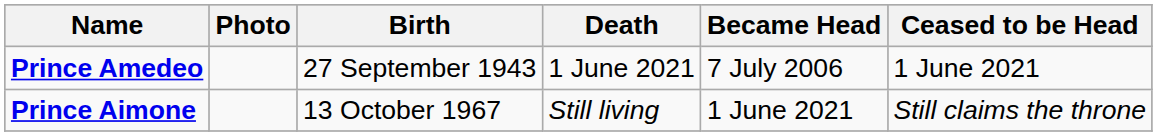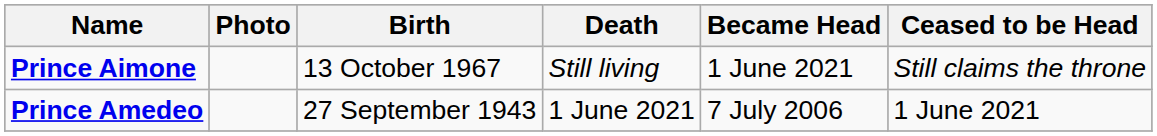rows swapped: (107, 67) <-> (103, 109)
